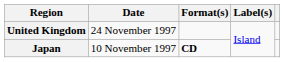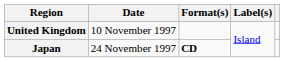(133, 30) 24 November 1997 -> (133, 30) 10 November 1997
(133, 48) 10 November 1997 -> (133, 48) 24 November 1997
